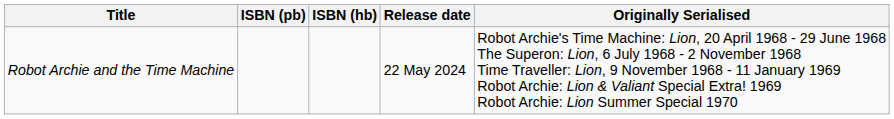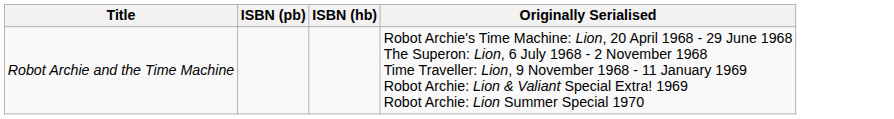- column: (427, 15)
